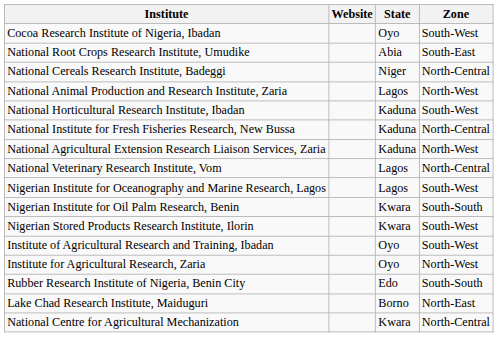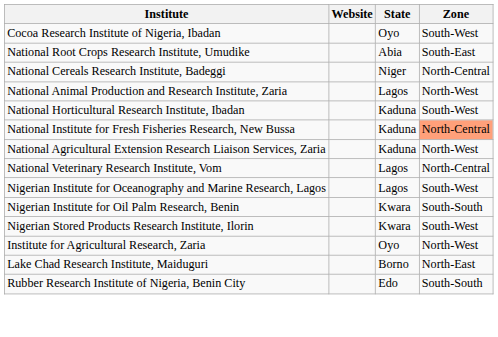(456, 129) no background -> (456, 129) lightsalmon background
- row: (140, 245)
rows swapped: (108, 303) <-> (126, 284)
- row: (123, 322)
